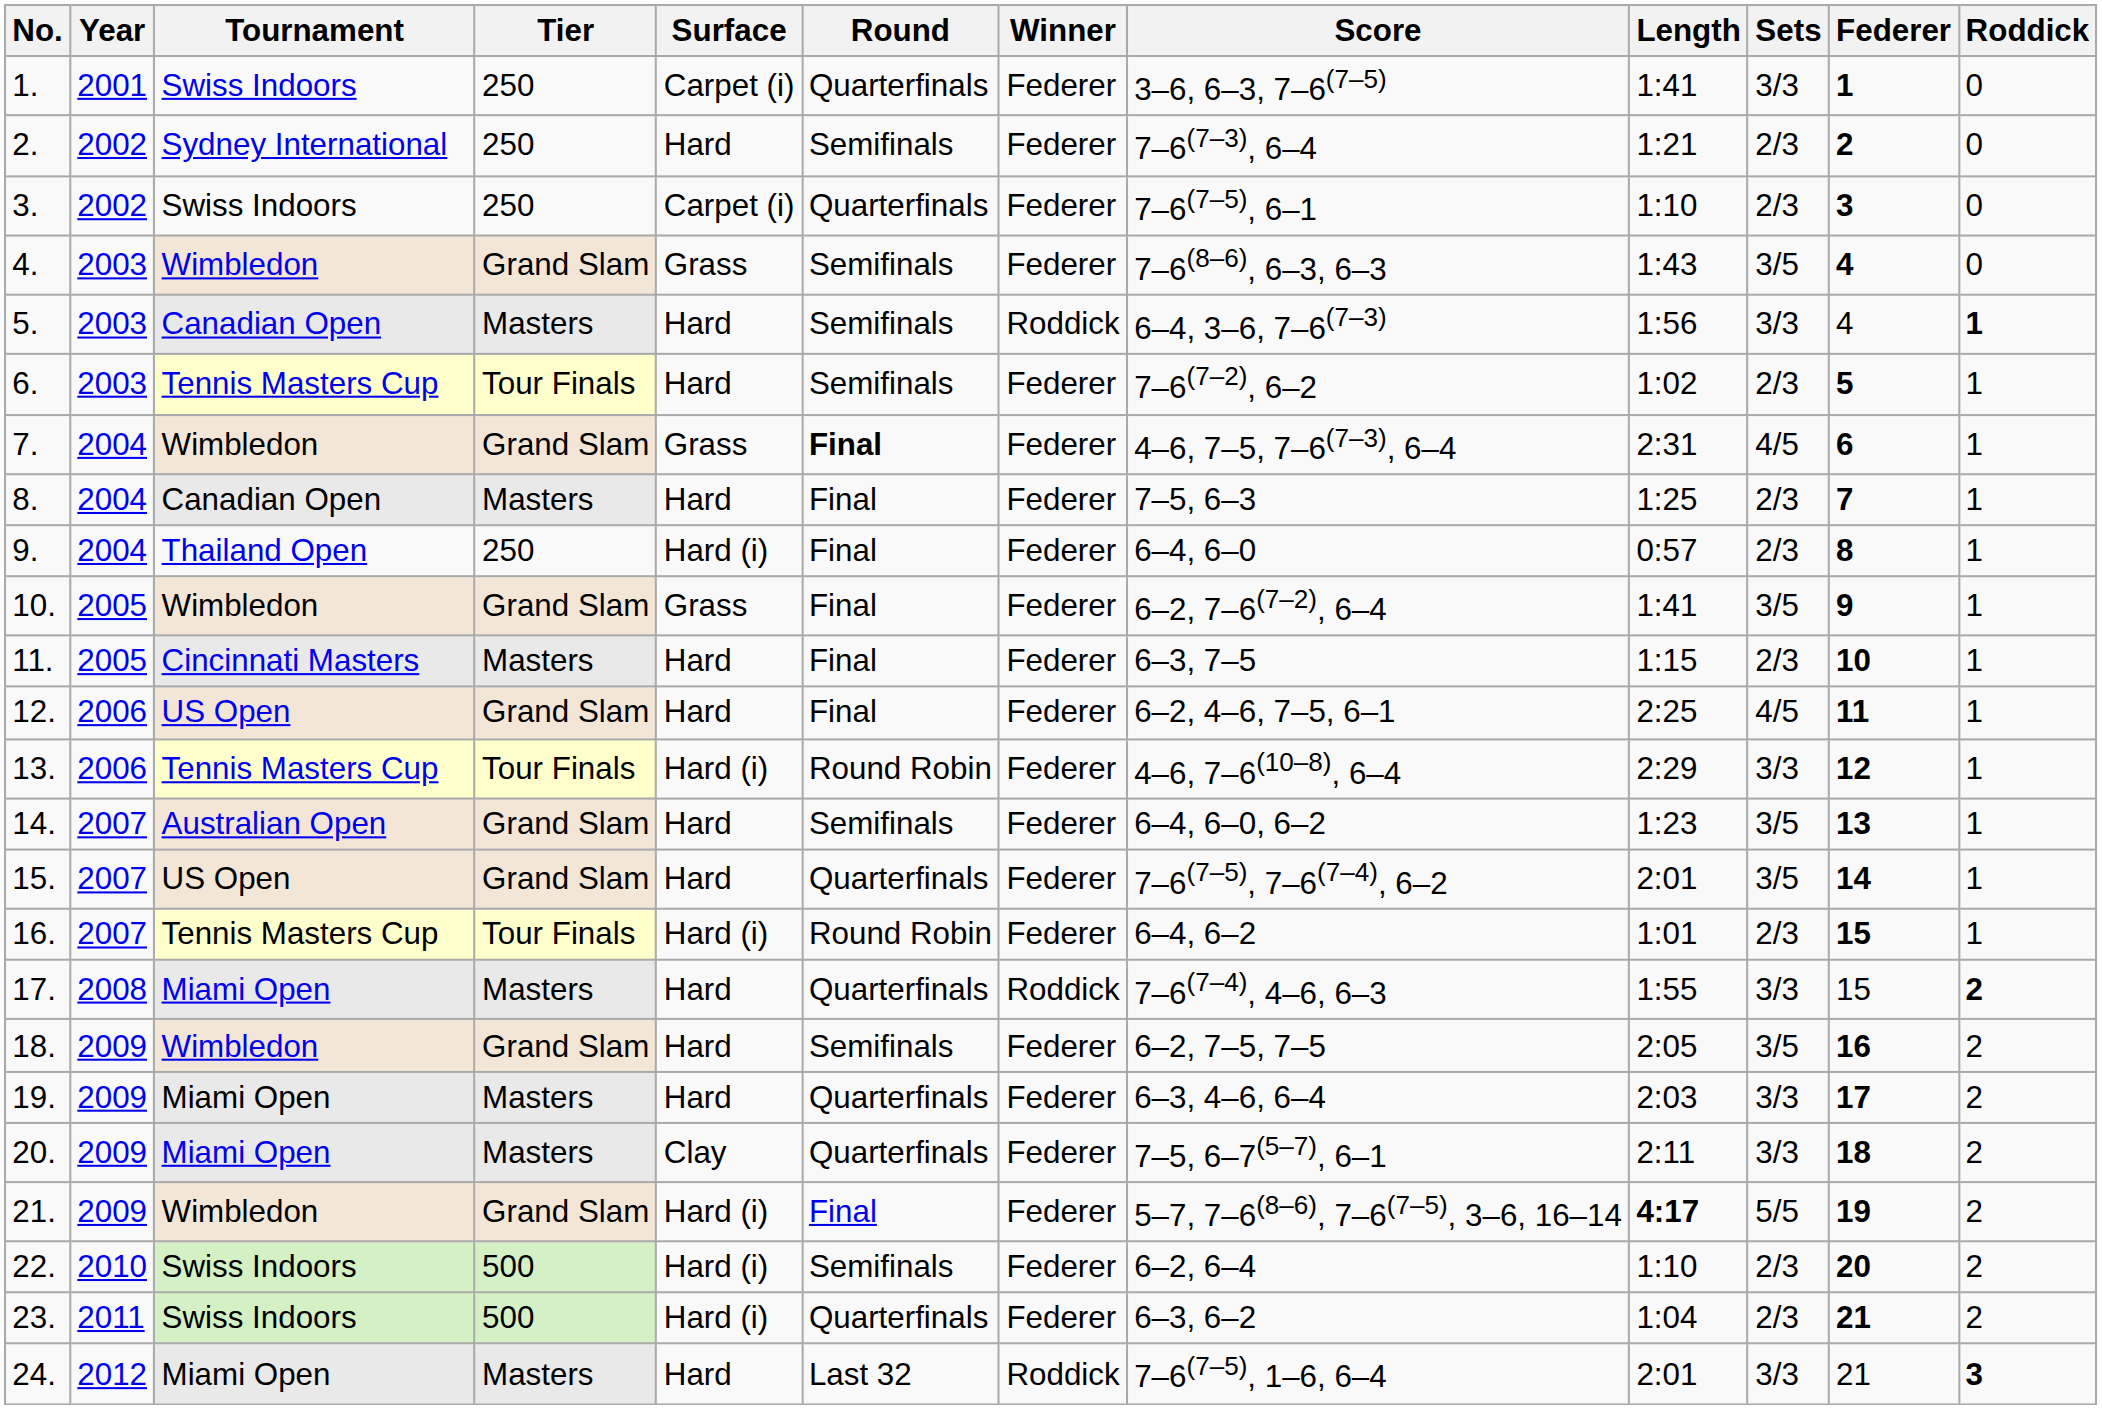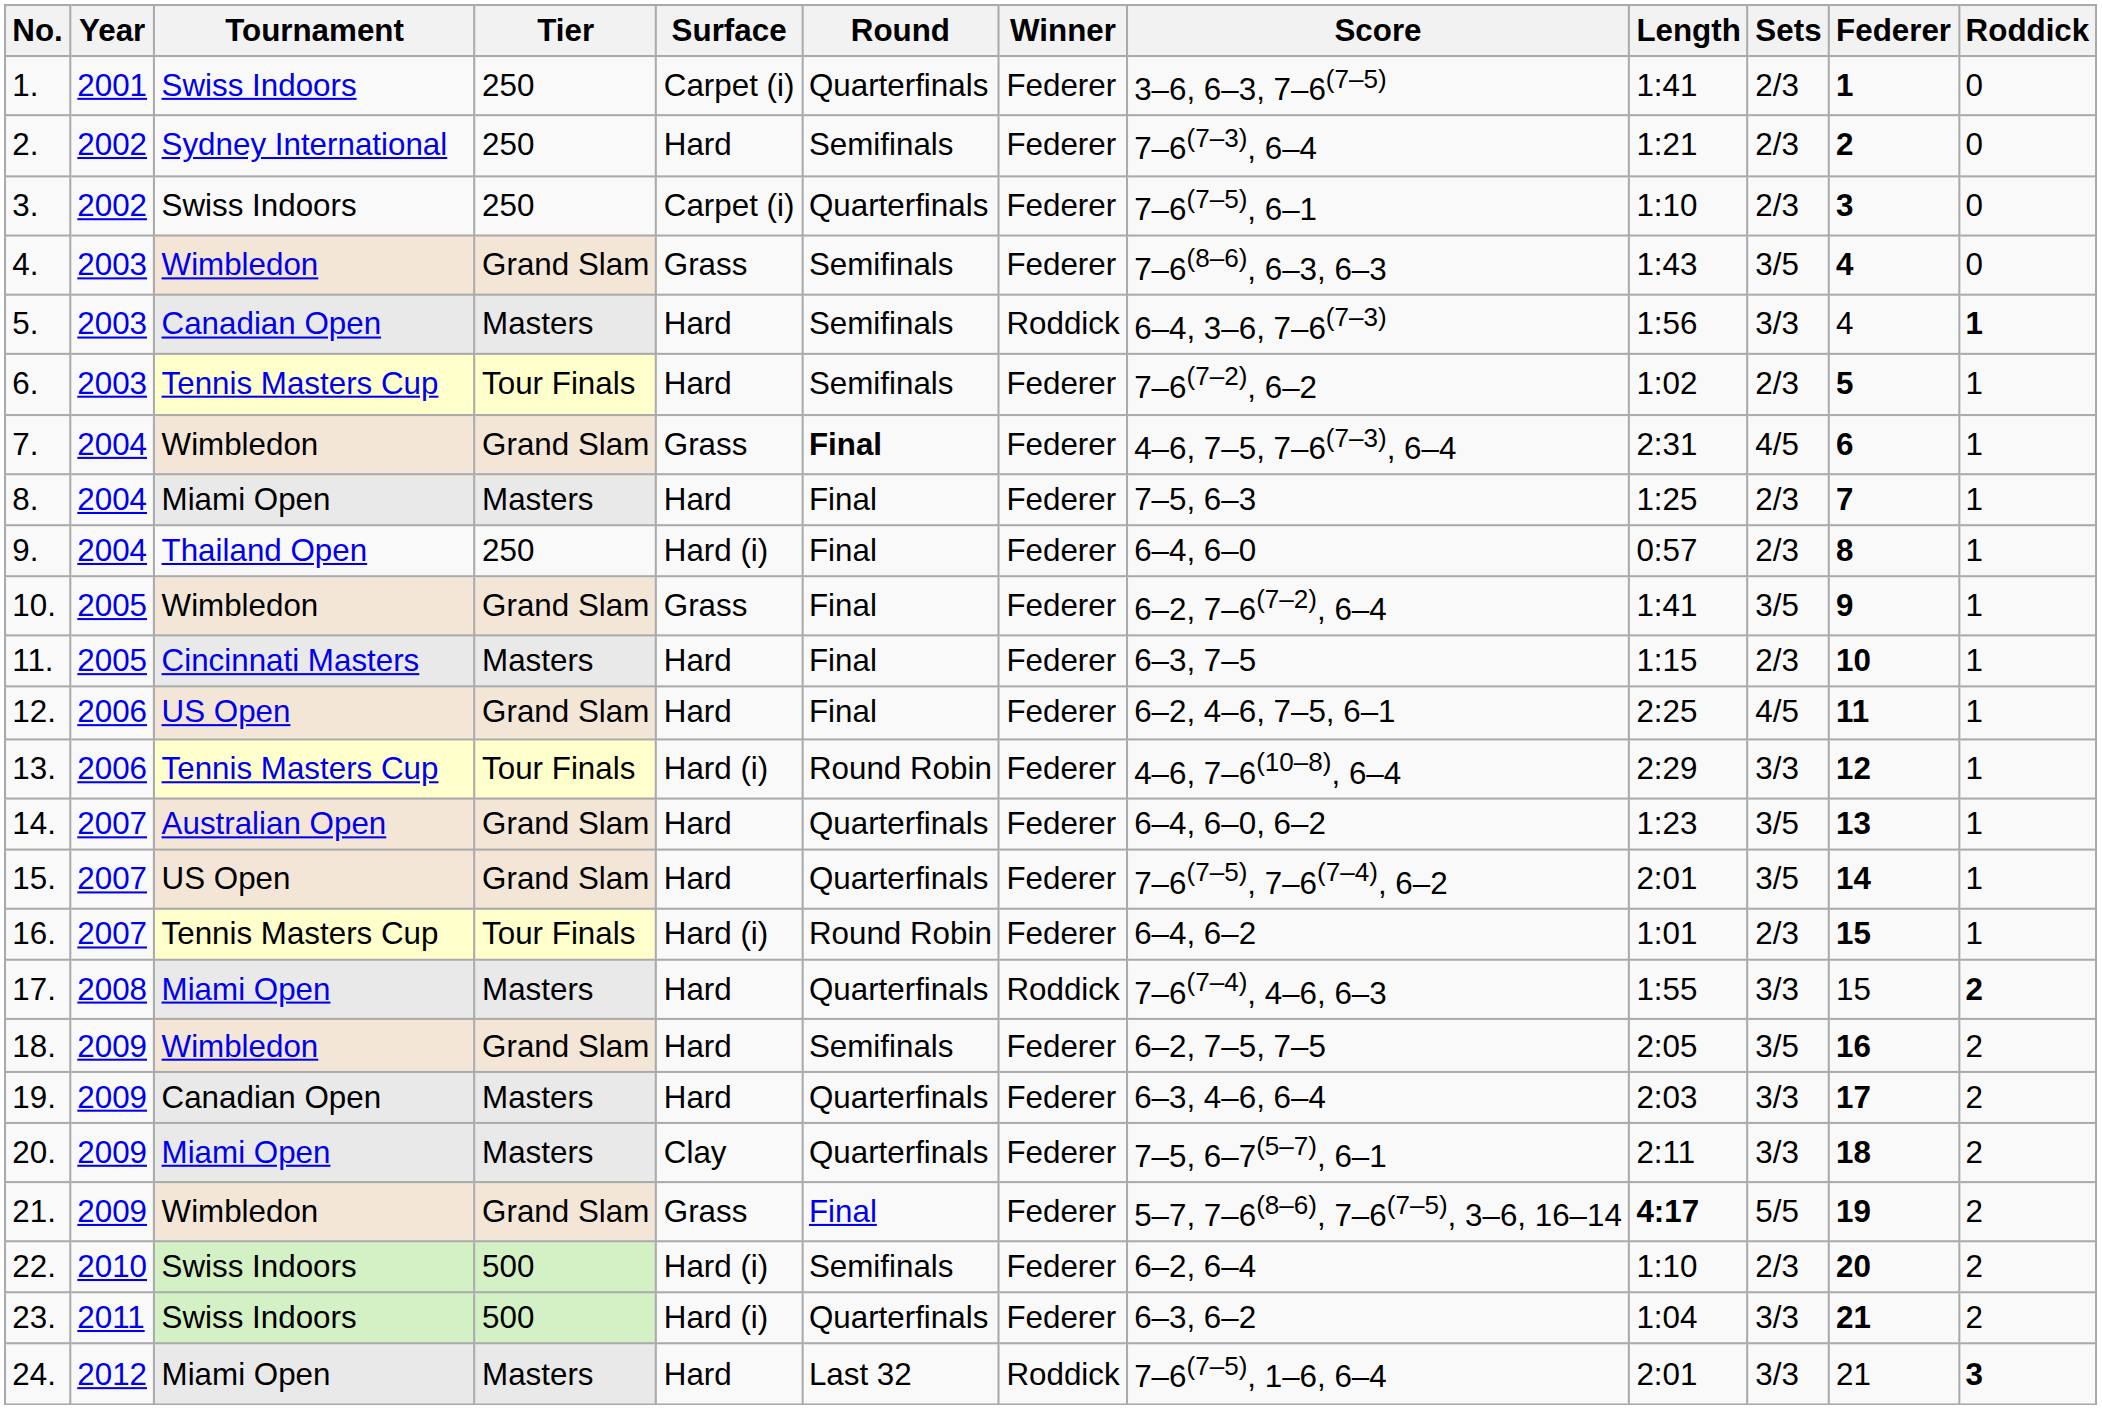(1777, 85) 3/3 -> (1777, 85) 2/3
(271, 499) Canadian Open -> (246, 499) Miami Open
(881, 823) Semifinals -> (899, 823) Quarterfinals
(246, 1096) Miami Open -> (271, 1096) Canadian Open
(716, 1211) Hard (i) -> (706, 1211) Grass
(1777, 1318) 2/3 -> (1777, 1318) 3/3
